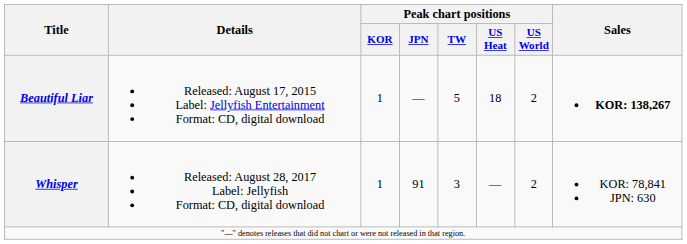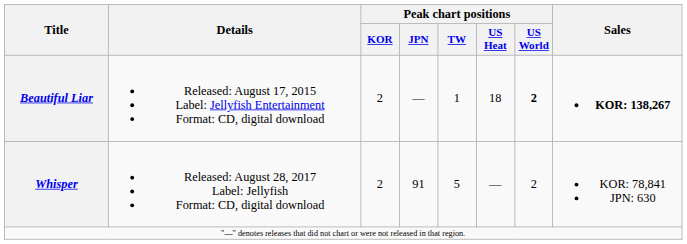(380, 98) 1 -> (380, 98) 2
(457, 98) 5 -> (457, 98) 1
(534, 98) normal -> (534, 98) bold
(380, 184) 1 -> (380, 184) 2
(457, 184) 3 -> (457, 184) 5
